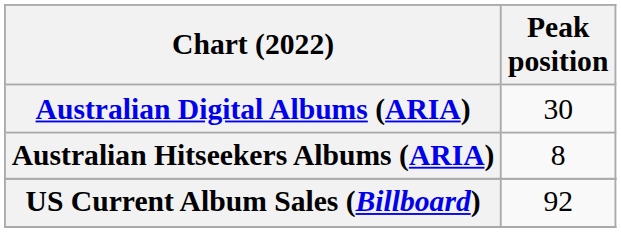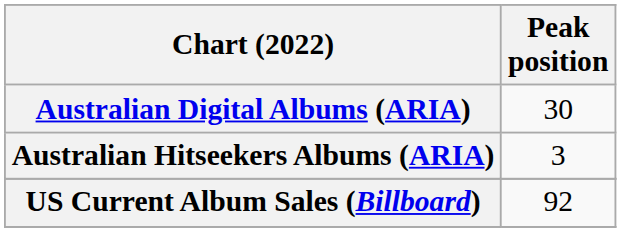(558, 155) 8 -> (558, 155) 3
